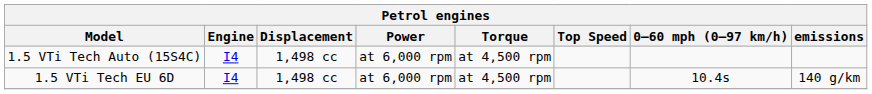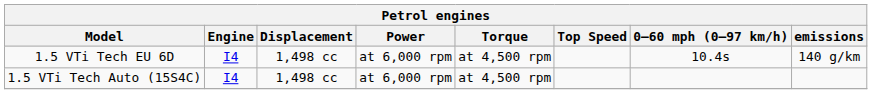rows swapped: (104, 78) <-> (104, 57)
